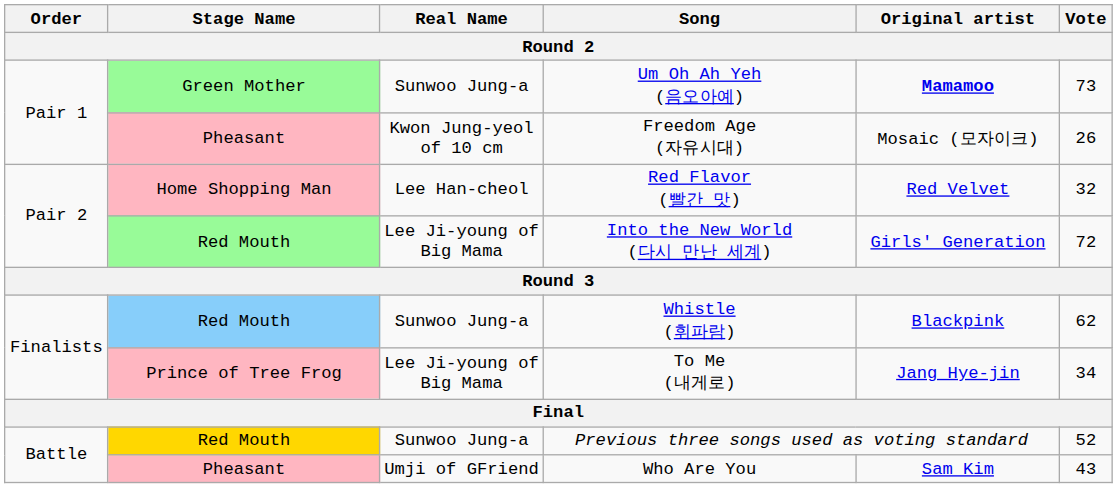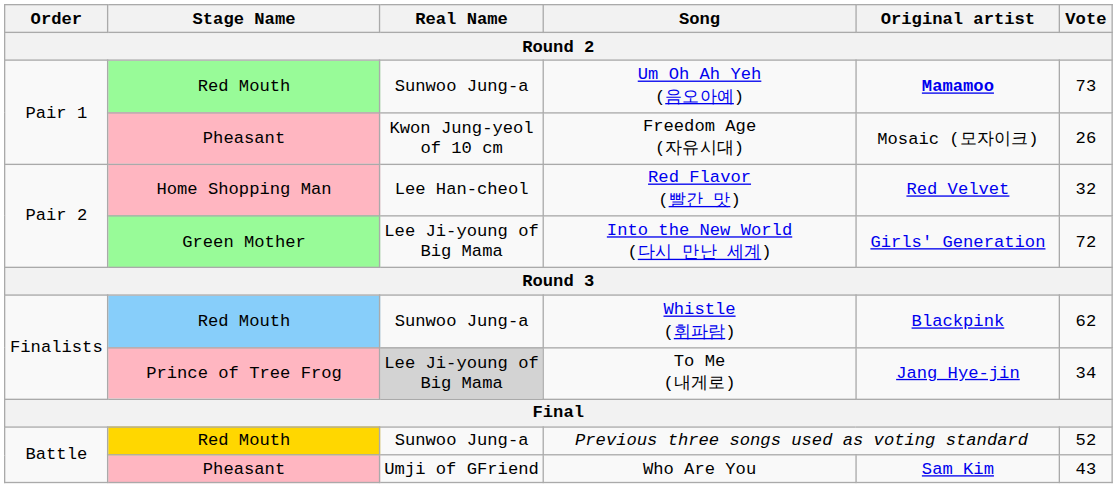(244, 86) Green Mother -> (244, 86) Red Mouth
(244, 242) Red Mouth -> (244, 242) Green Mother
(462, 373) no background -> (462, 373) lightgrey background
